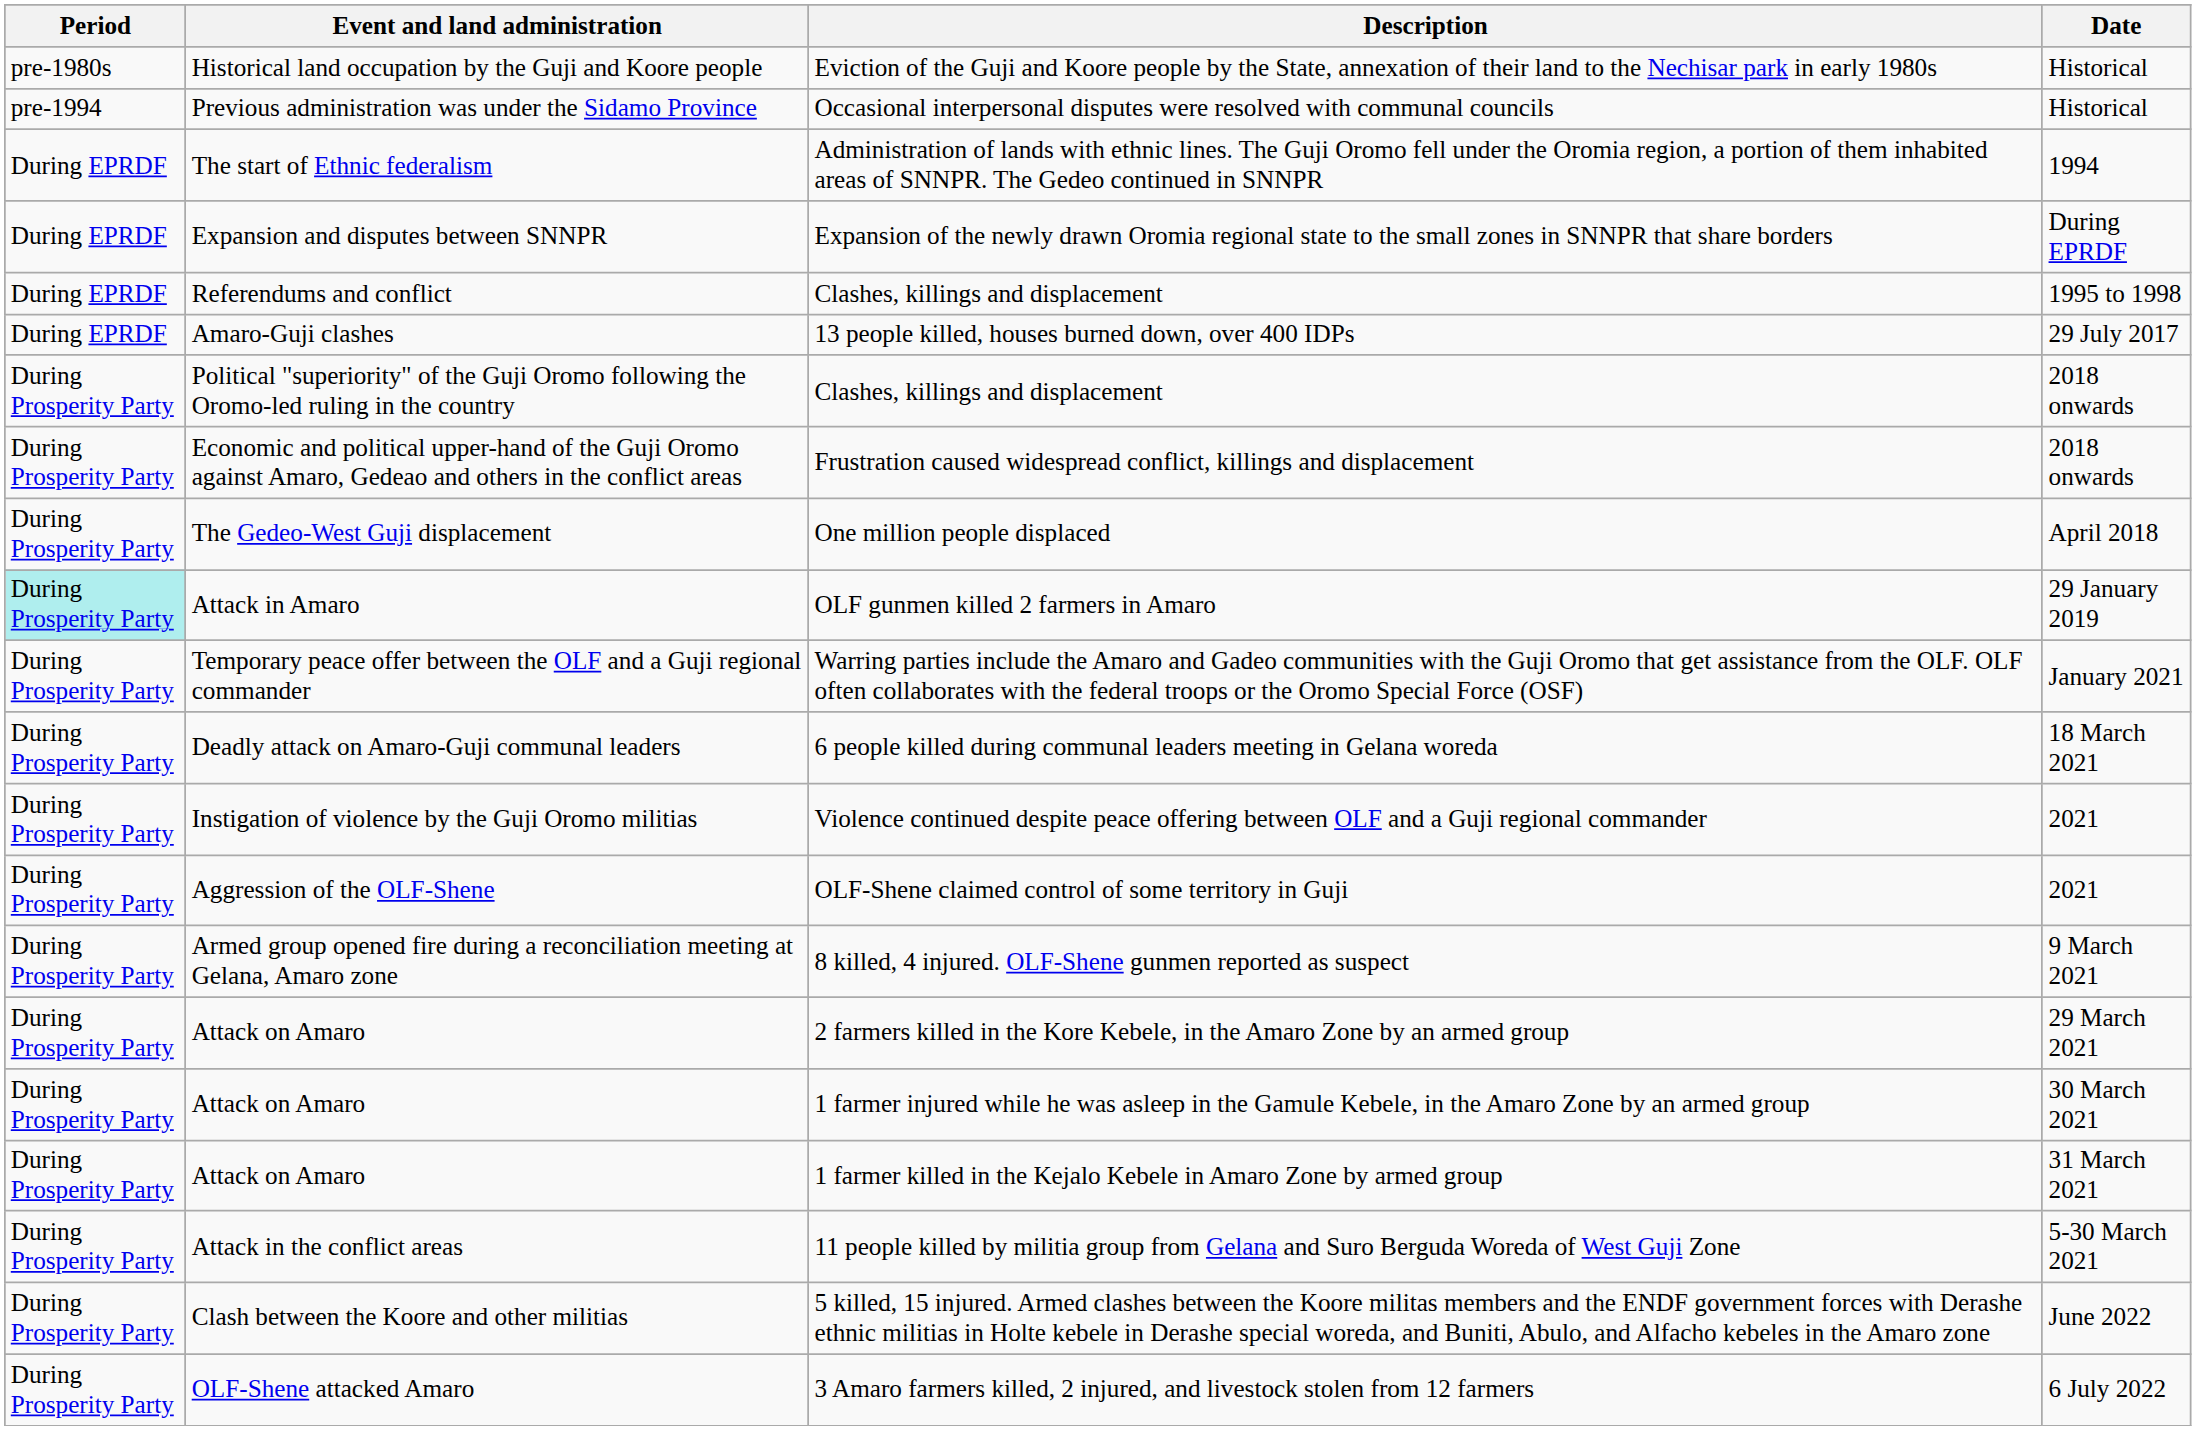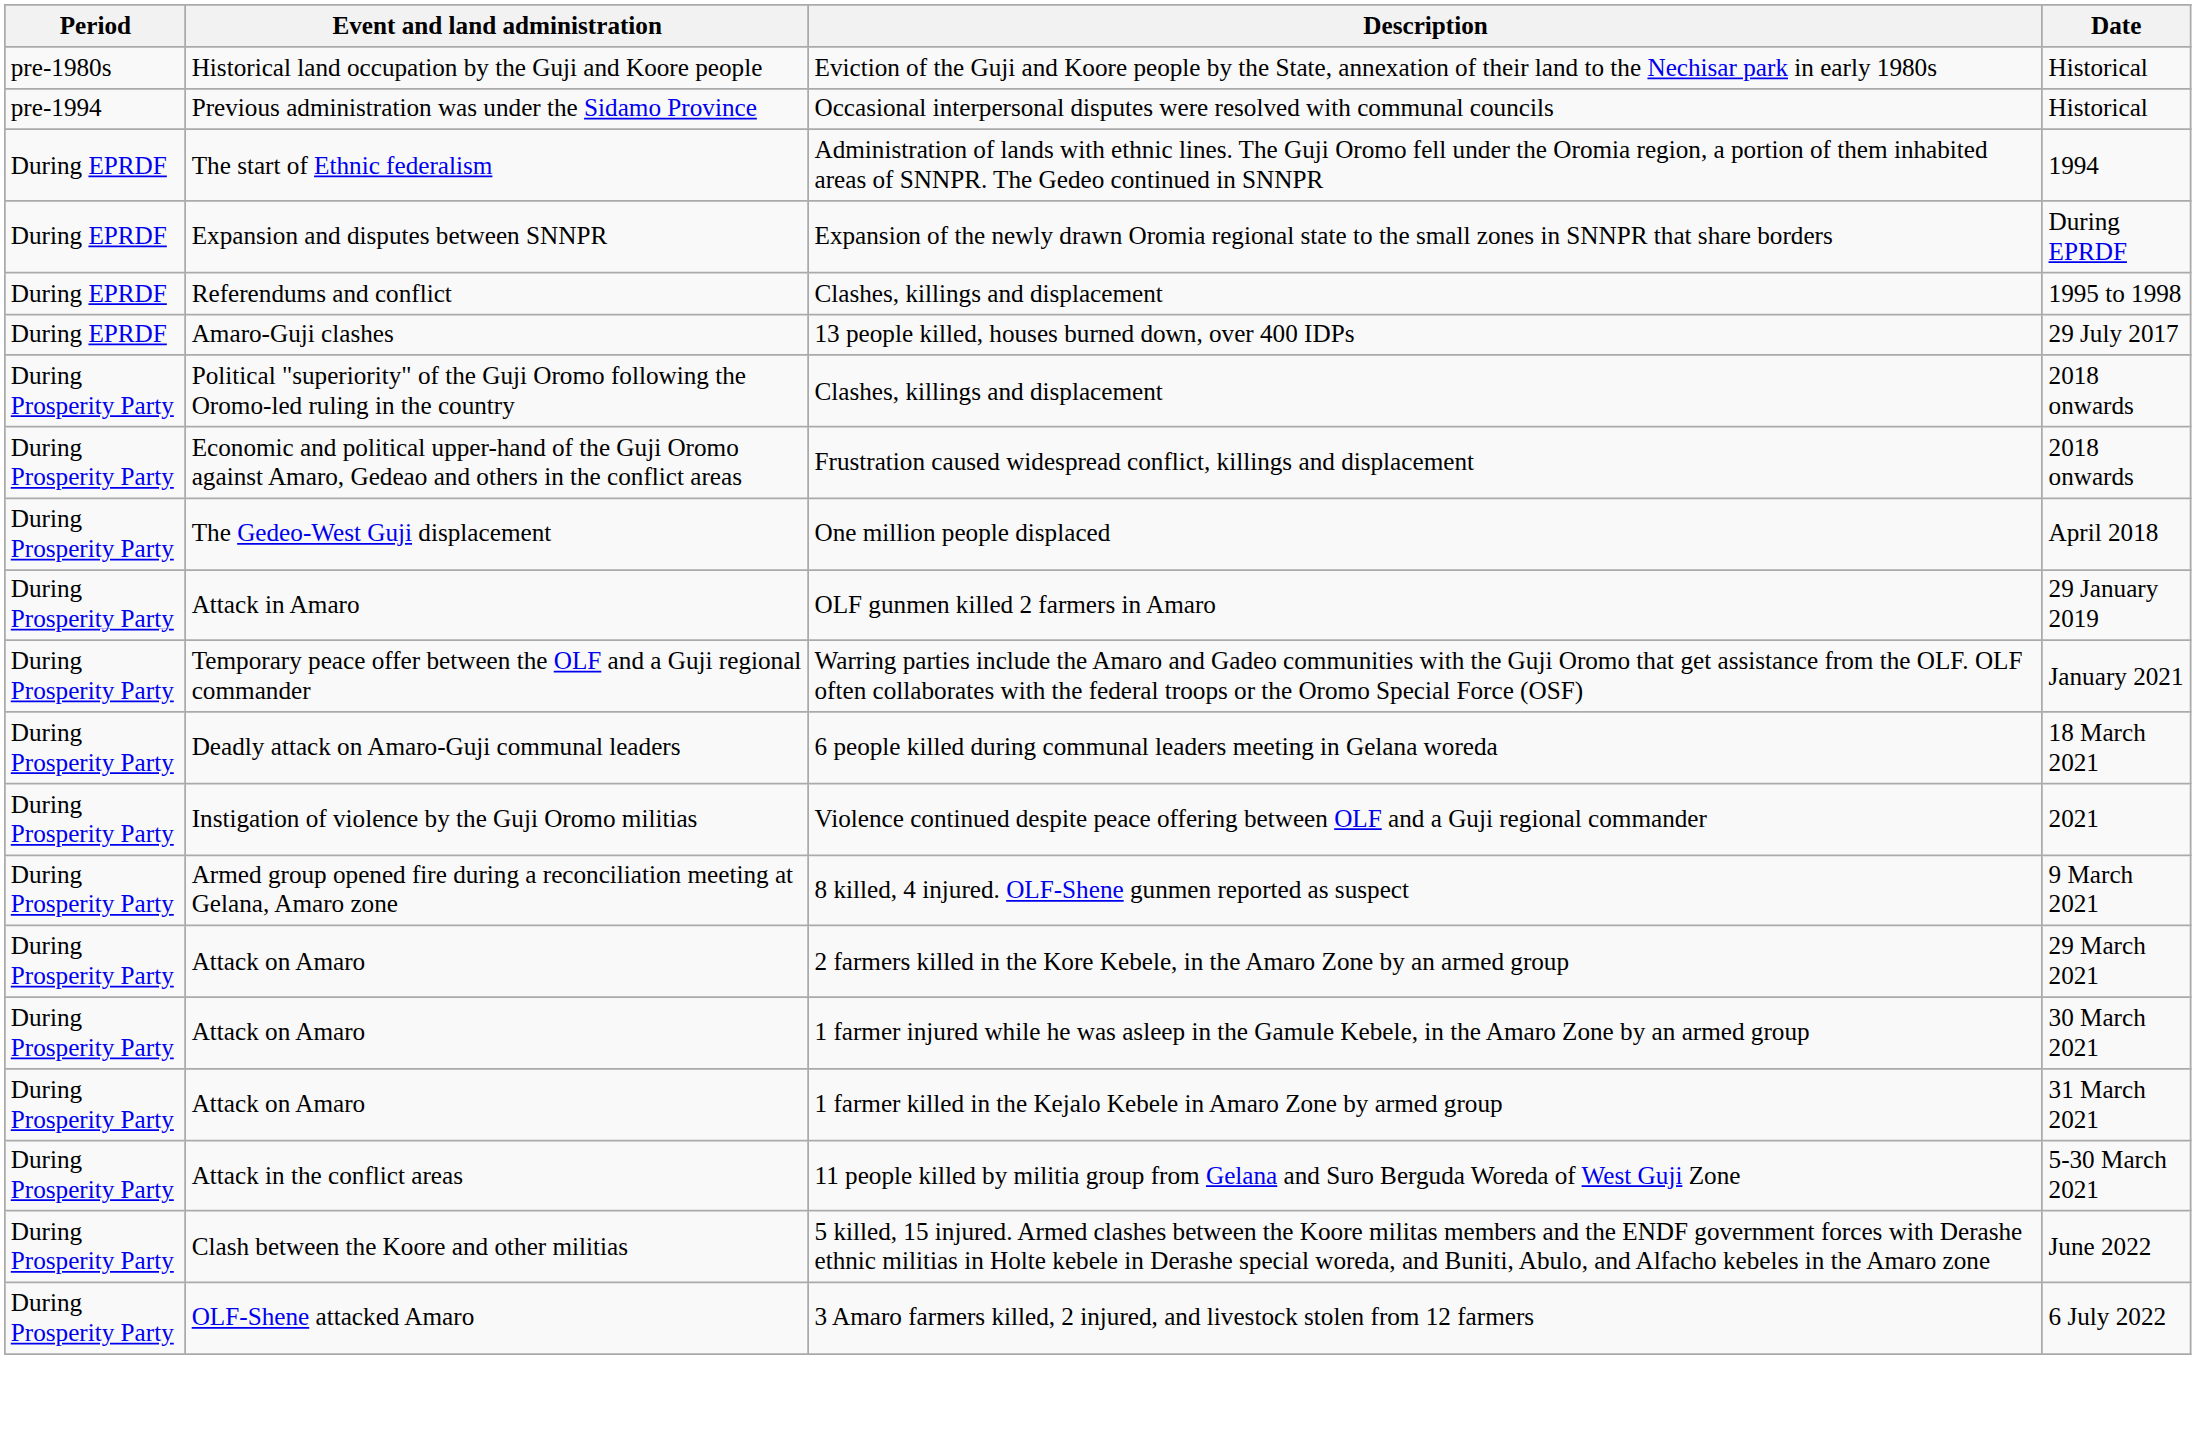(92, 604) paleturquoise background -> (92, 604) no background
- row: (343, 890)
